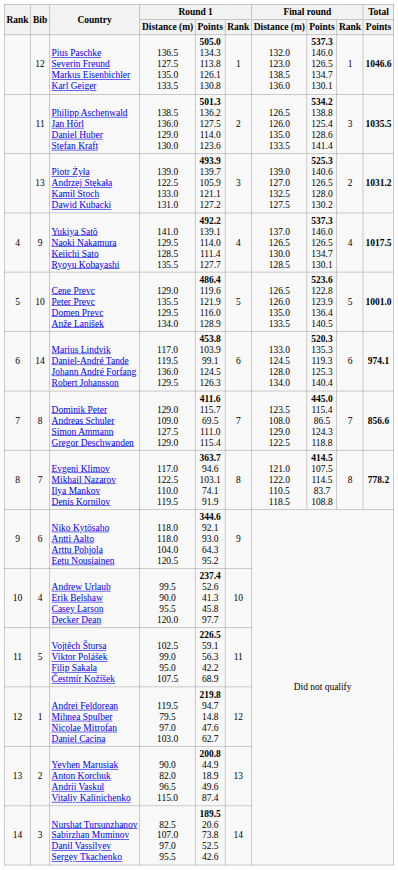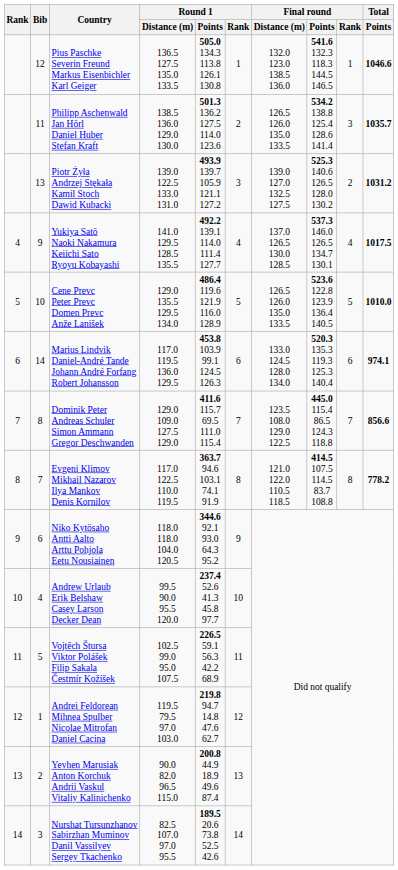(322, 64) 537.3 146.0 126.5 134.7 130.1 -> (322, 64) 541.6 132.3 118.3 144.5 146.5
(378, 123) 1035.5 -> (378, 123) 1035.7
(378, 301) 1001.0 -> (378, 301) 1010.0
